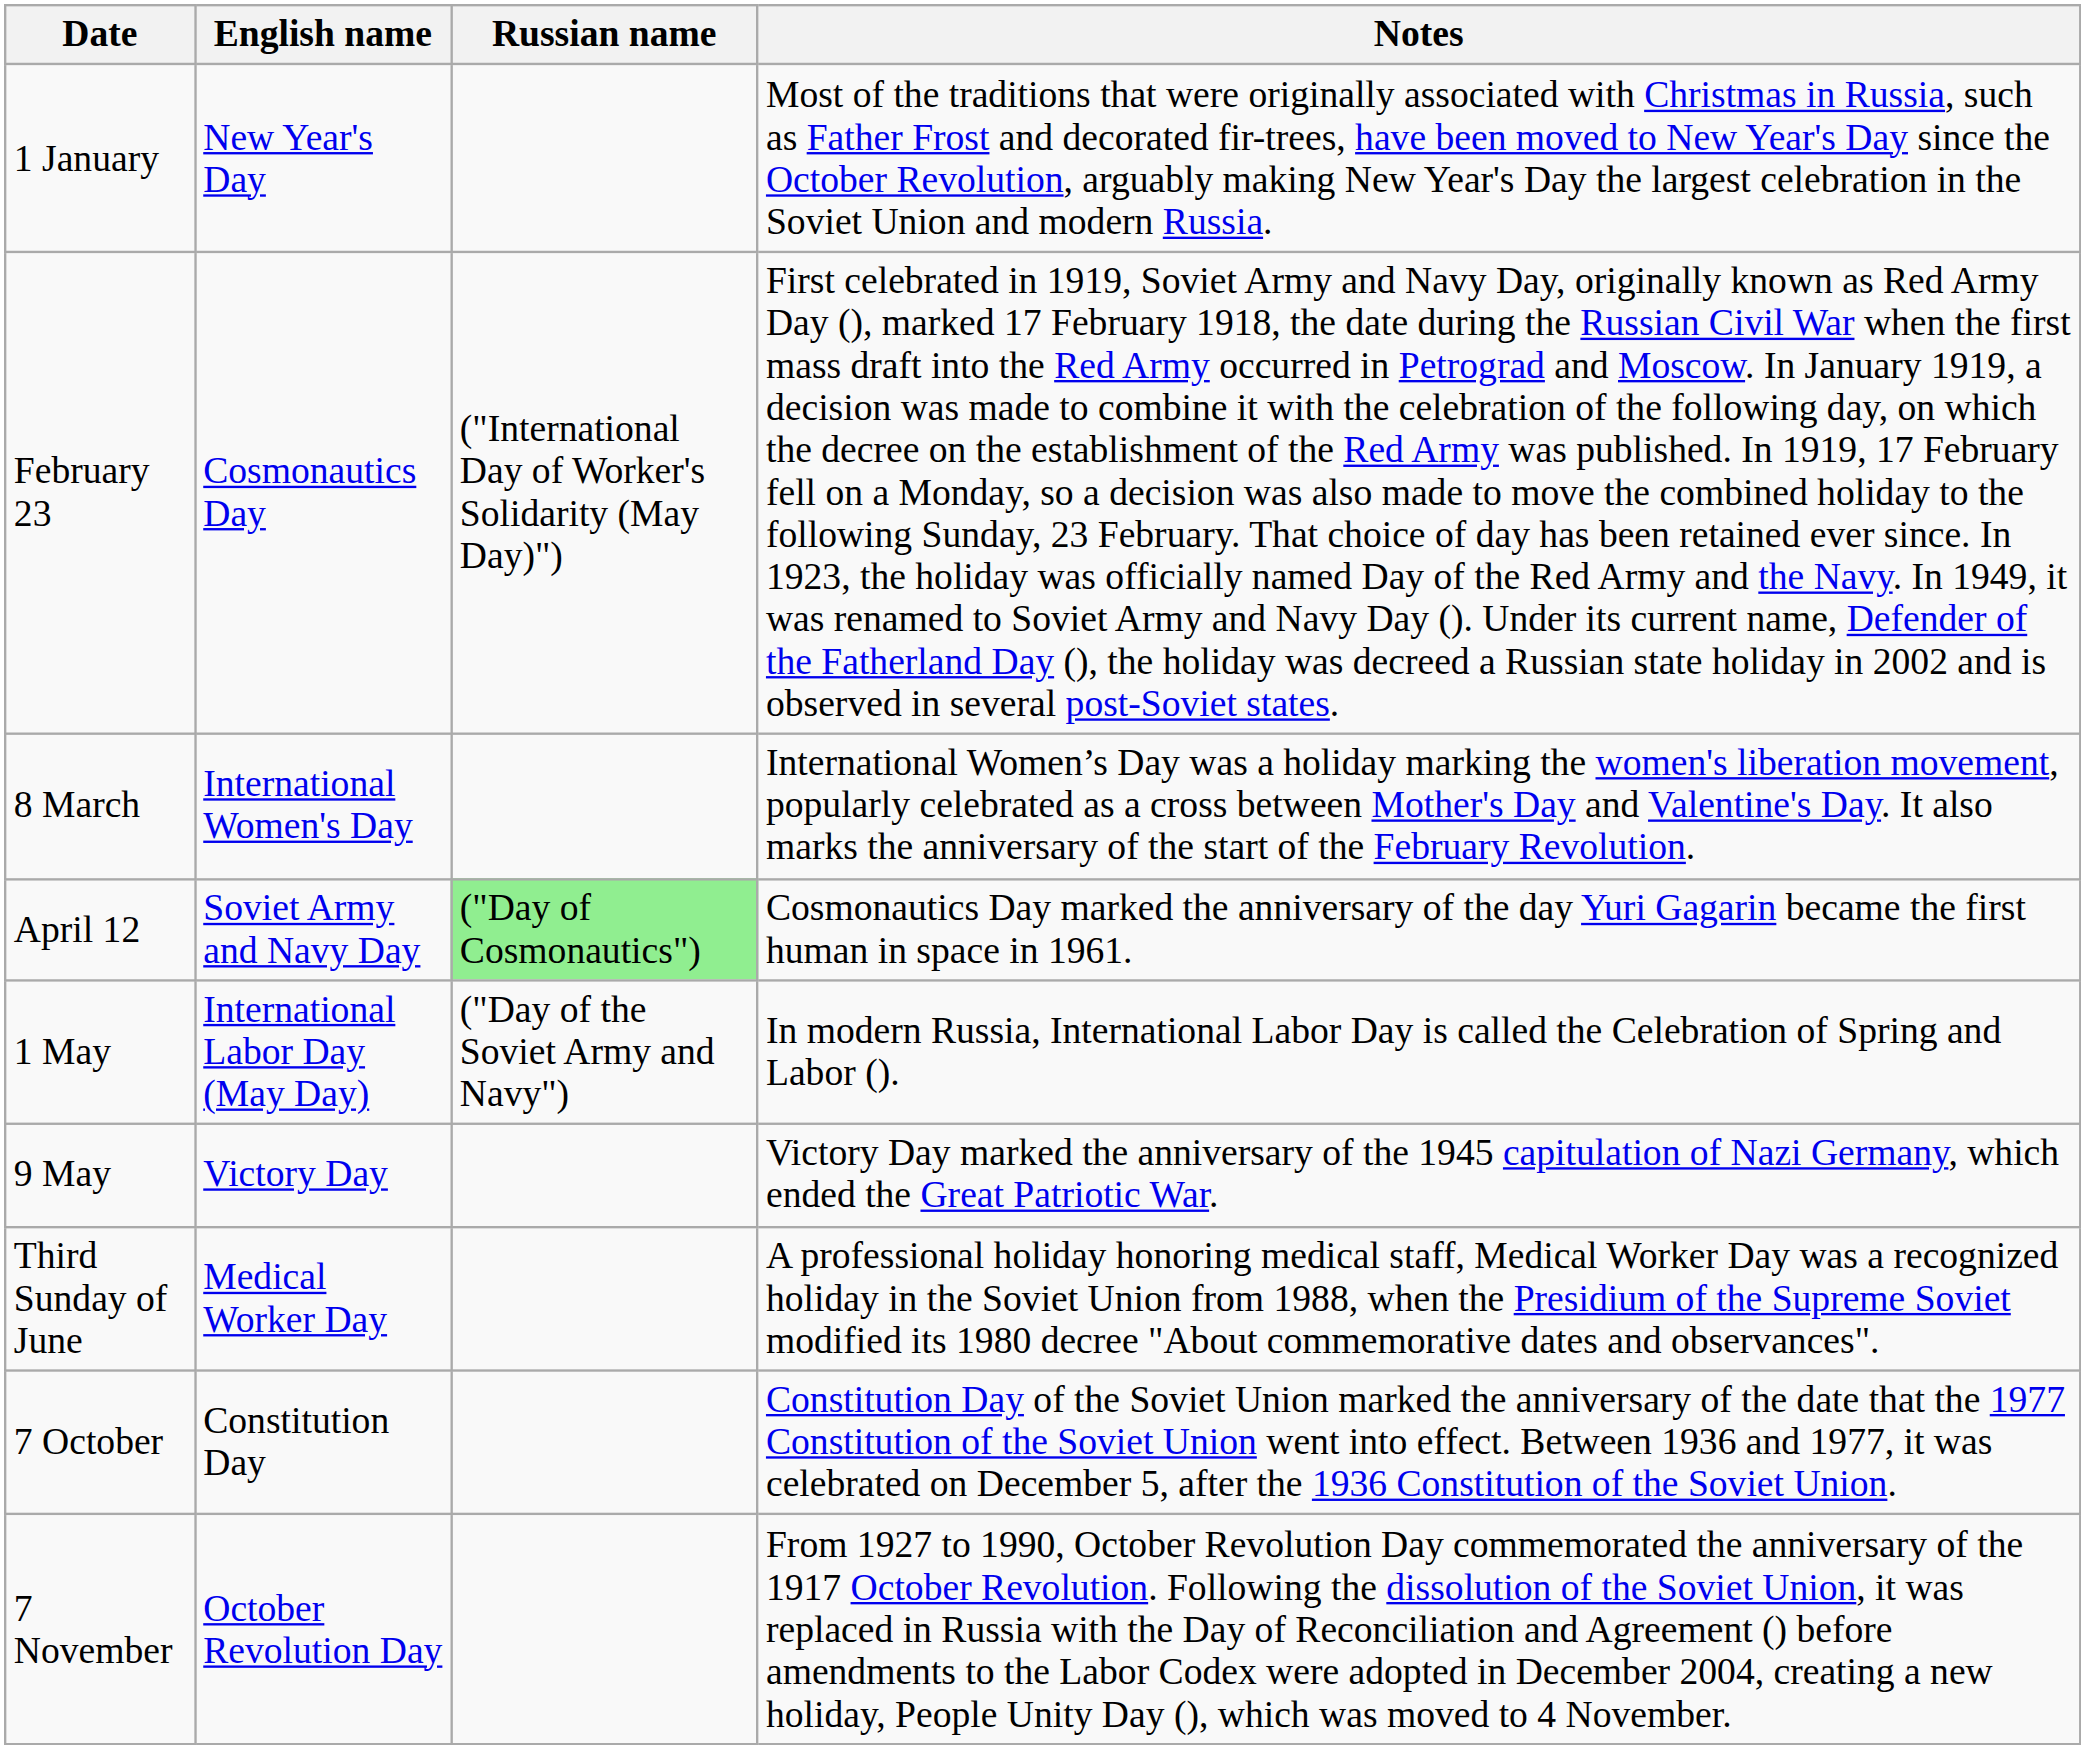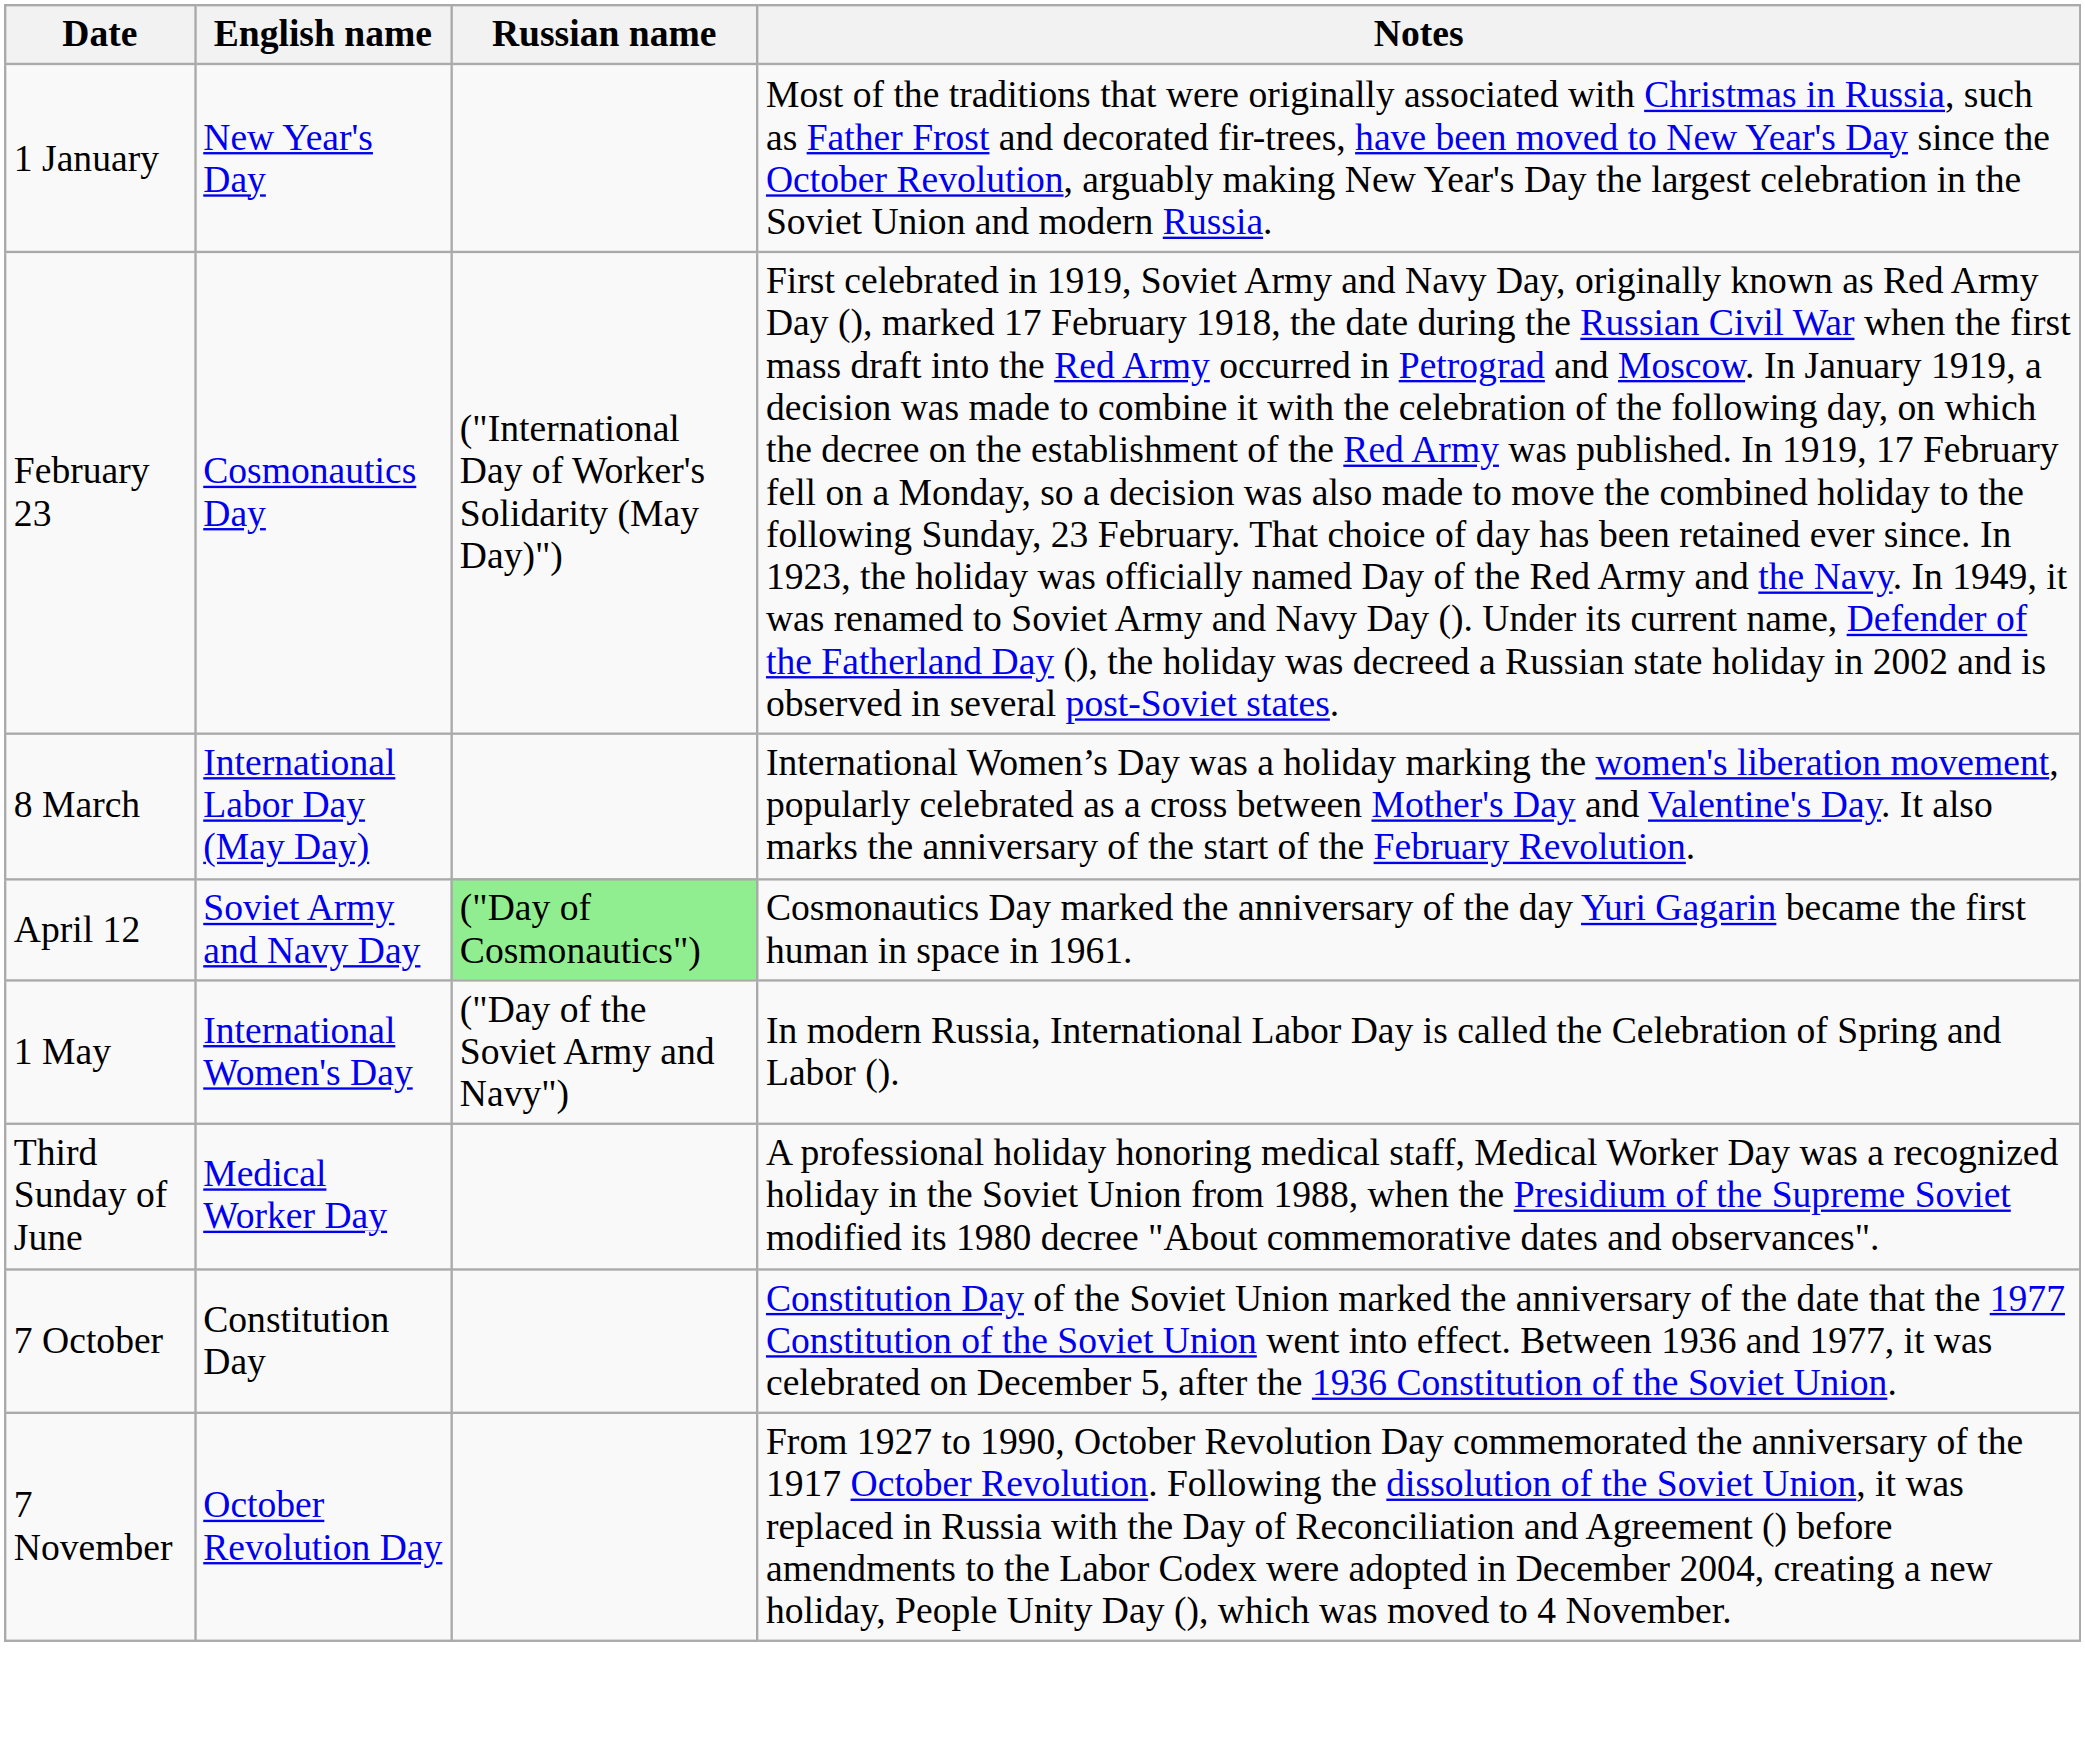(308, 805) International Women's Day -> (299, 805) International Labor Day (May Day)
(299, 1051) International Labor Day (May Day) -> (308, 1051) International Women's Day
- row: (62, 1174)
